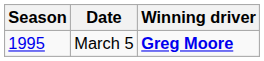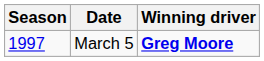(27, 44) 1995 -> (27, 44) 1997
